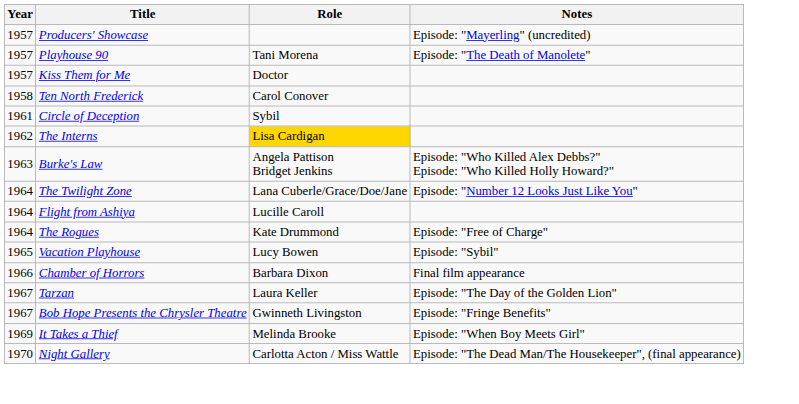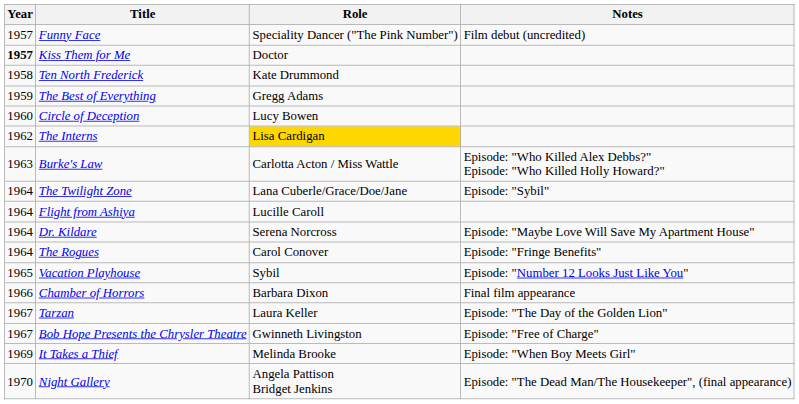- row: (93, 34)
+ row: (70, 34)
- row: (74, 55)
(20, 75) normal -> (20, 55) bold
(290, 95) Carol Conover -> (296, 75) Kate Drummond
+ row: (97, 95)
(20, 116) 1961 -> (20, 116) 1960
(266, 116) Sybil -> (285, 116) Lucy Bowen
(293, 163) Angela Pattison Bridget Jenkins -> (325, 163) Carlotta Acton / Miss Wattle
(525, 191) Episode: "Number 12 Looks Just Like You" -> (506, 191) Episode: "Sybil"
+ row: (68, 232)
(296, 232) Kate Drummond -> (290, 252) Carol Conover
(480, 232) Episode: "Free of Charge" -> (532, 252) Episode: "Fringe Benefits"
(285, 252) Lucy Bowen -> (266, 272) Sybil
(456, 252) Episode: "Sybil" -> (576, 272) Episode: "Number 12 Looks Just Like You"
(482, 313) Episode: "Fringe Benefits" -> (531, 333) Episode: "Free of Charge"
(325, 353) Carlotta Acton / Miss Wattle -> (293, 381) Angela Pattison Bridget Jenkins
